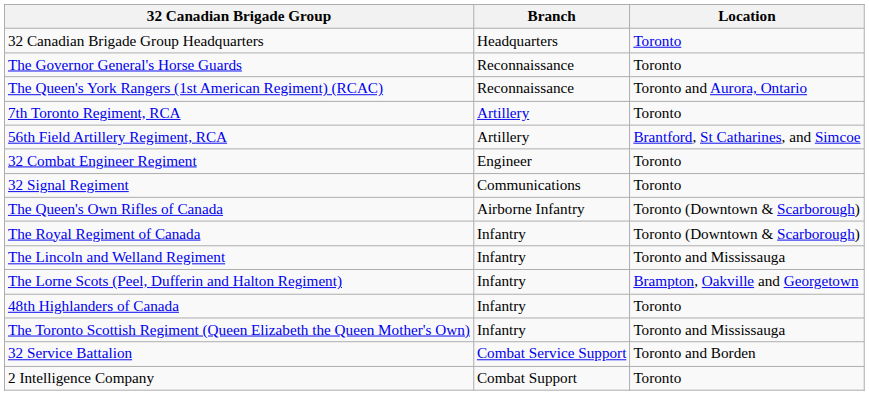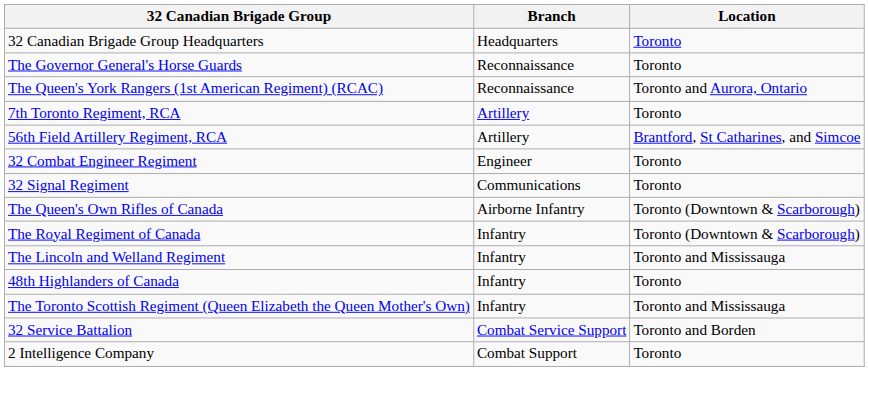- row: (175, 281)
